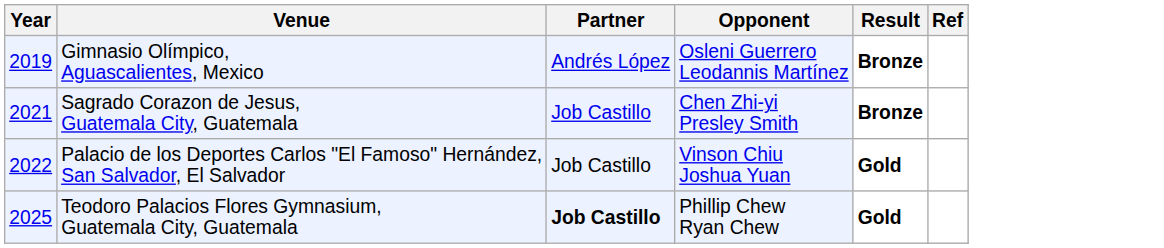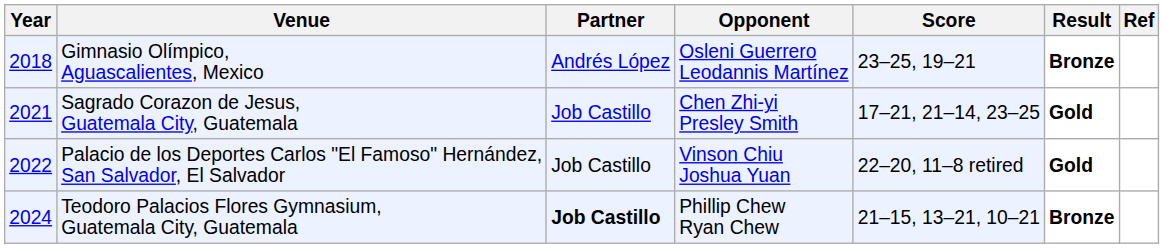+ column: (949, 20)
(31, 62) 2019 -> (31, 62) 2018
(890, 113) Bronze -> (1071, 113) Gold
(31, 217) 2025 -> (31, 217) 2024
(880, 217) Gold -> (1082, 217) Bronze
